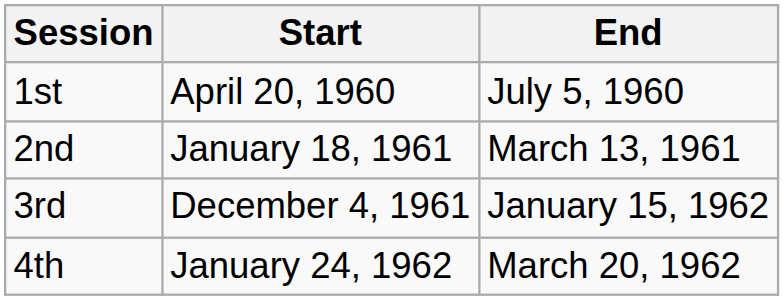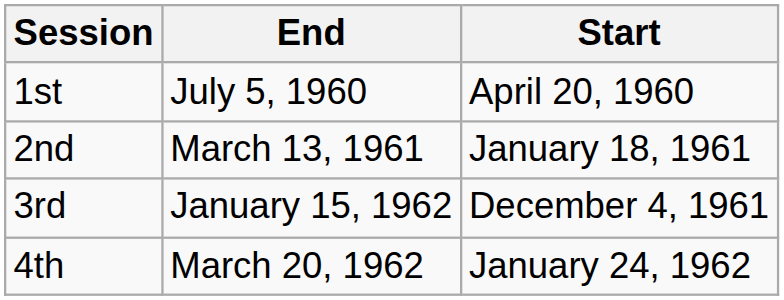columns swapped: (320, 33) <-> (628, 33)
